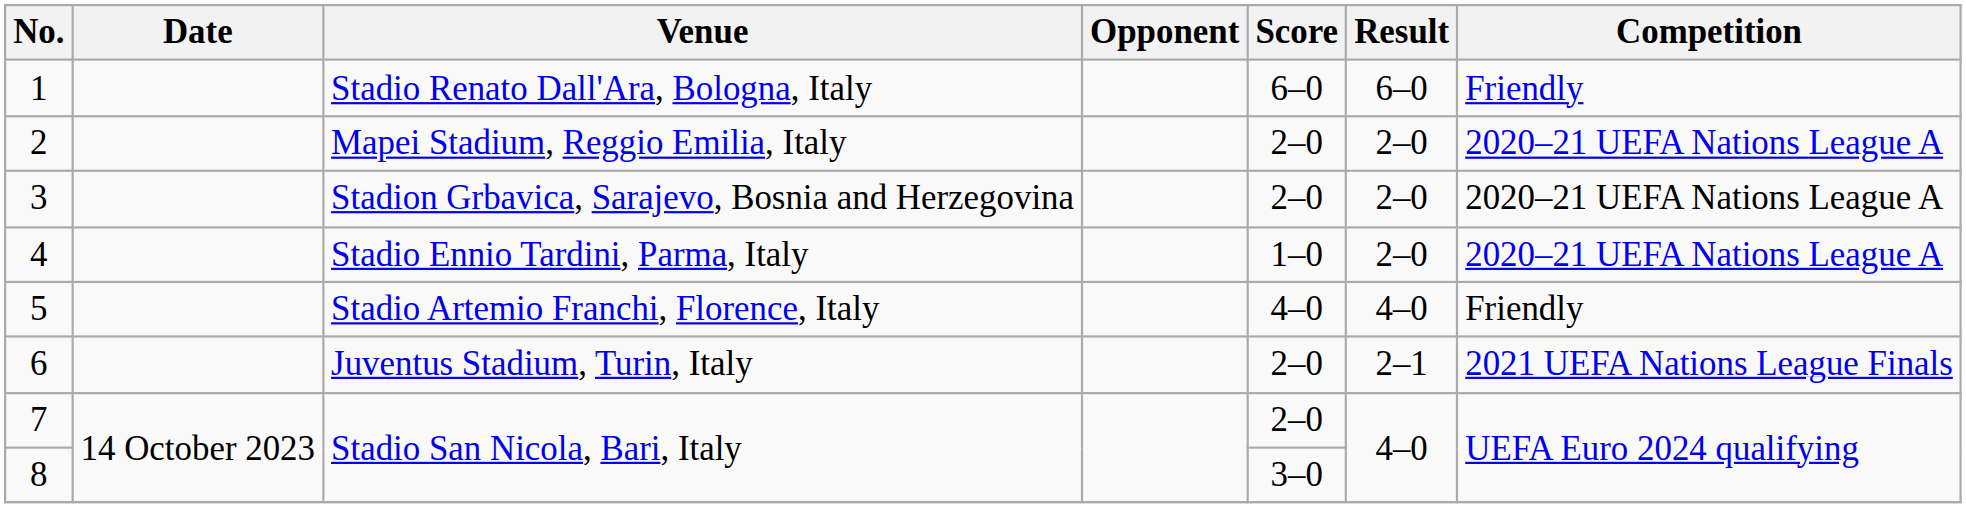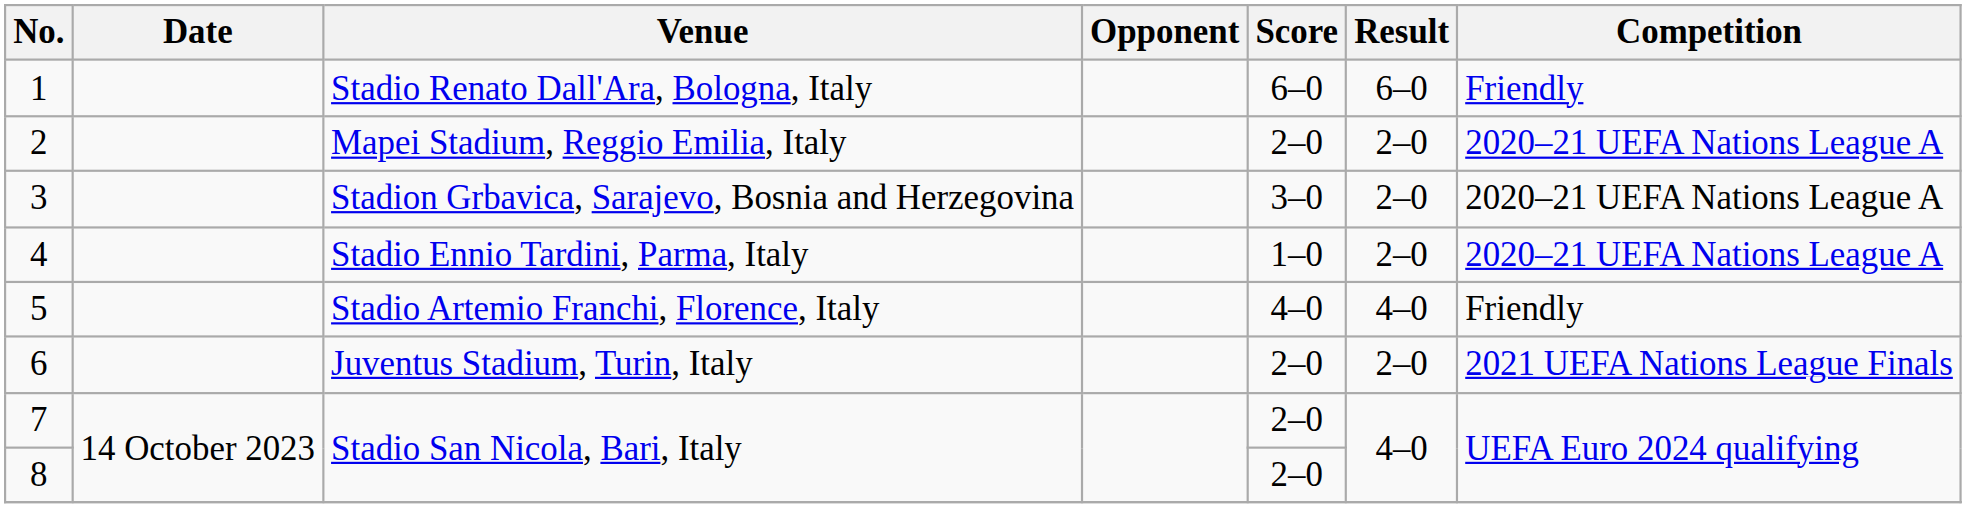(1297, 198) 2–0 -> (1297, 198) 3–0
(1402, 364) 2–1 -> (1402, 364) 2–0
(1297, 474) 3–0 -> (1297, 474) 2–0
